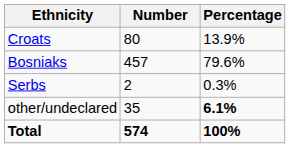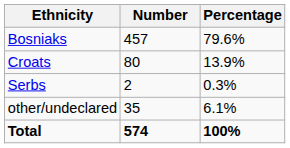rows swapped: (37, 62) <-> (29, 39)
(220, 108) bold -> (220, 108) normal
